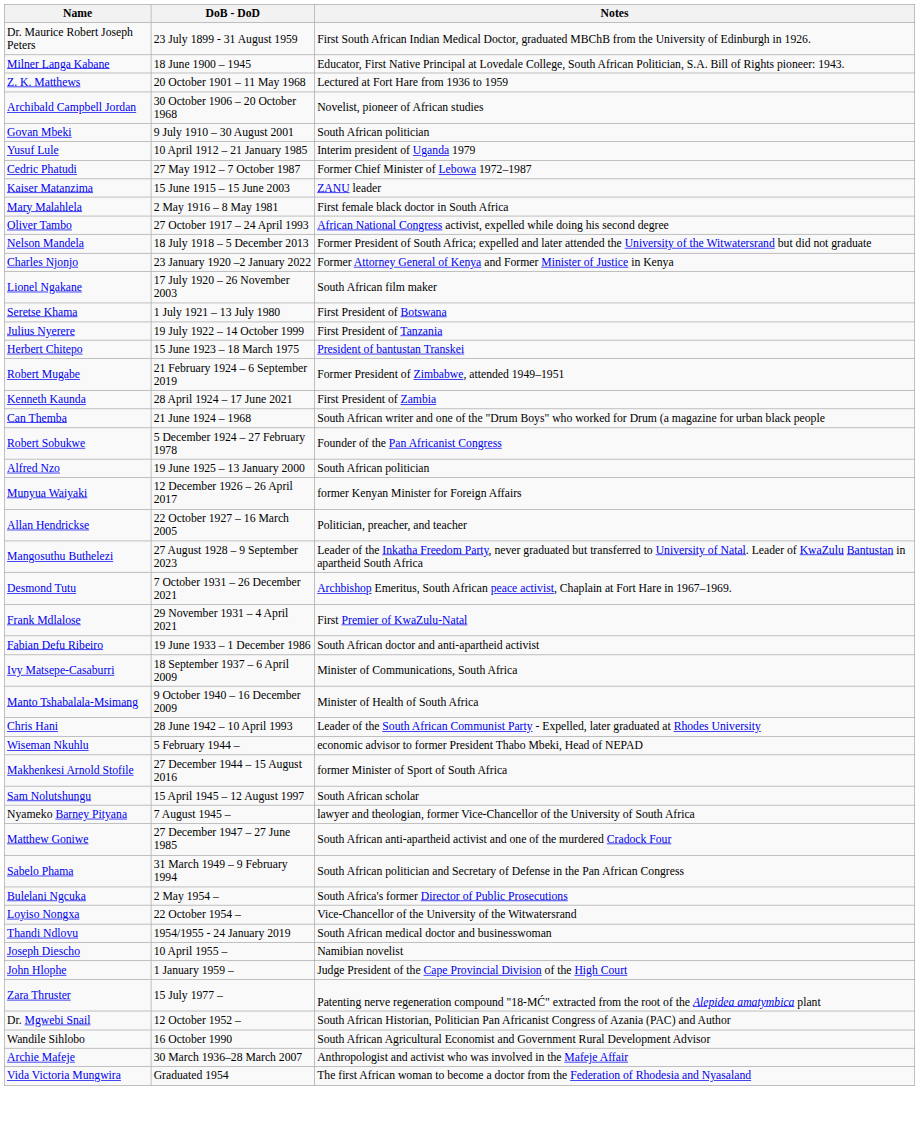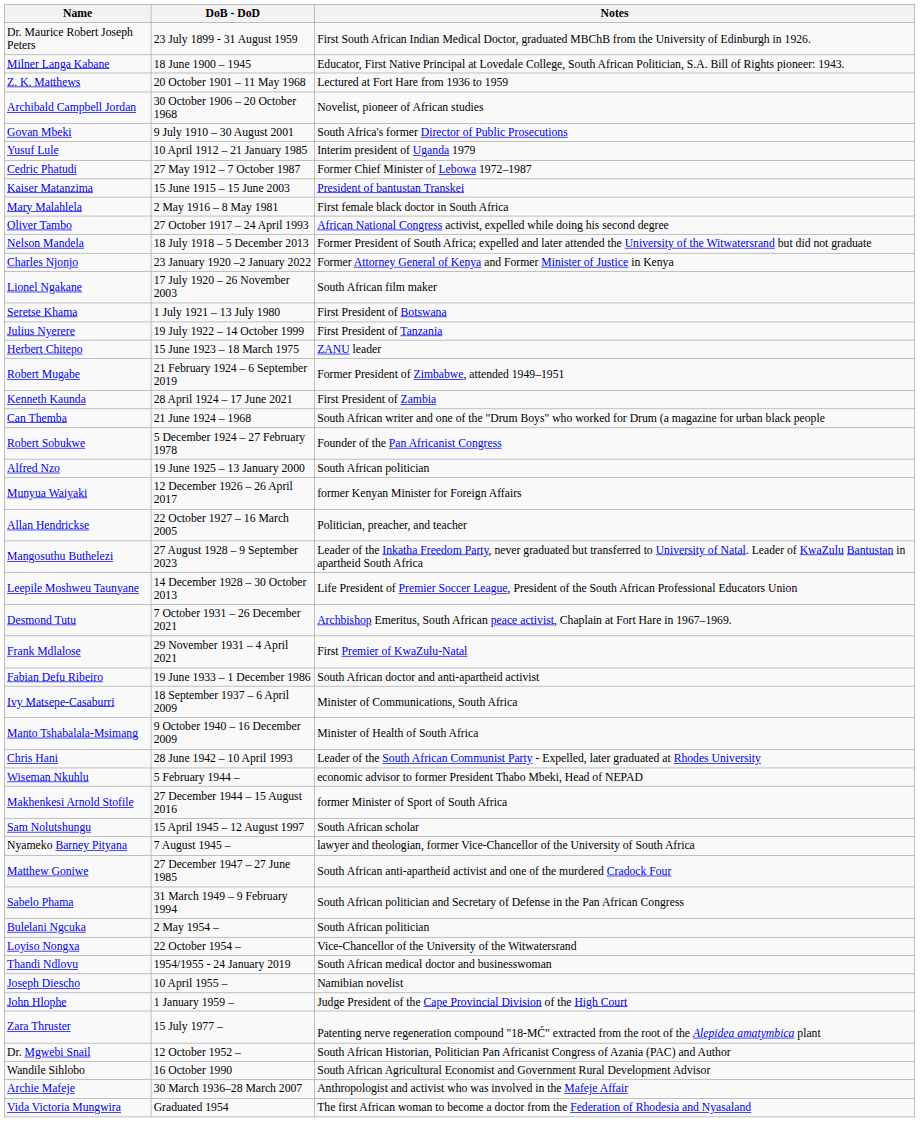(373, 132) South African politician -> (442, 132) South Africa's former Director of Public Prosecutions
(349, 188) ZANU leader -> (391, 188) President of bantustan Transkei
(391, 349) President of bantustan Transkei -> (349, 349) ZANU leader
+ row: (73, 588)
(442, 896) South Africa's former Director of Public Prosecutions -> (373, 927) South African politician
